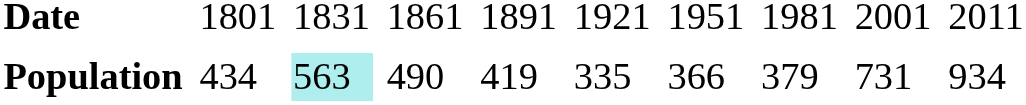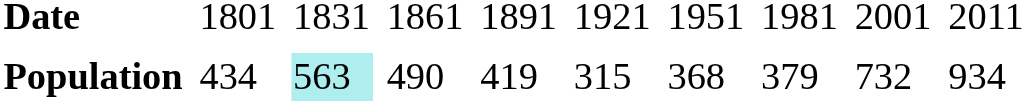(603, 76) 335 -> (603, 76) 315
(696, 76) 366 -> (696, 76) 368
(883, 76) 731 -> (883, 76) 732
